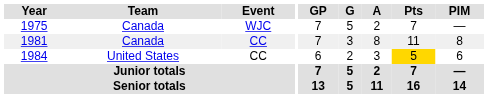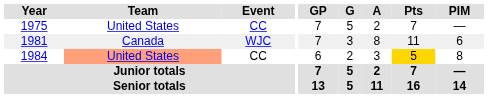(143, 26) Canada -> (143, 26) United States
(258, 26) WJC -> (258, 26) CC
(258, 41) CC -> (258, 41) WJC
(460, 41) 8 -> (460, 41) 6
(143, 56) no background -> (143, 56) lightsalmon background
(460, 56) 6 -> (460, 56) 8
